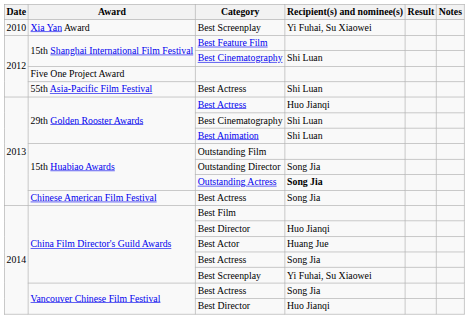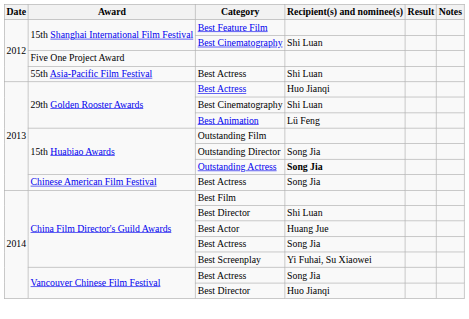- row: (60, 27)
(305, 136) Shi Luan -> (303, 120) Lü Feng
(308, 228) Huo Jianqi -> (305, 213) Shi Luan
